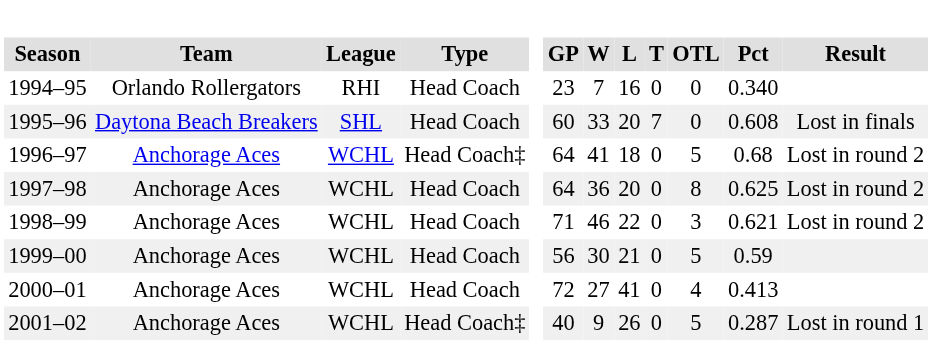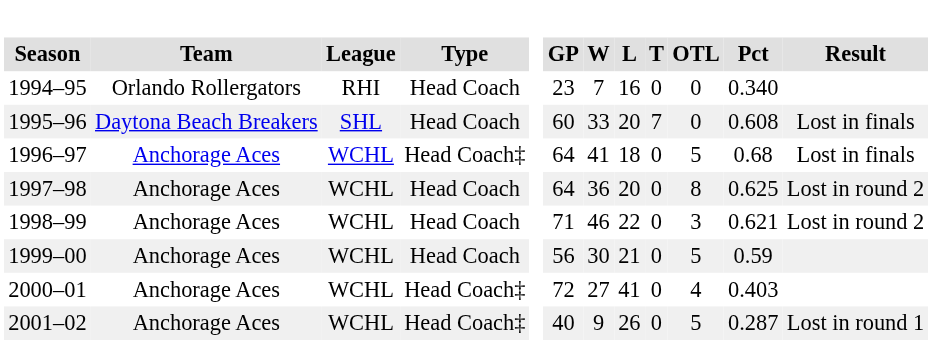(856, 154) Lost in round 2 -> (856, 154) Lost in finals
(465, 289) Head Coach -> (465, 289) Head Coach‡
(753, 289) 0.413 -> (753, 289) 0.403
